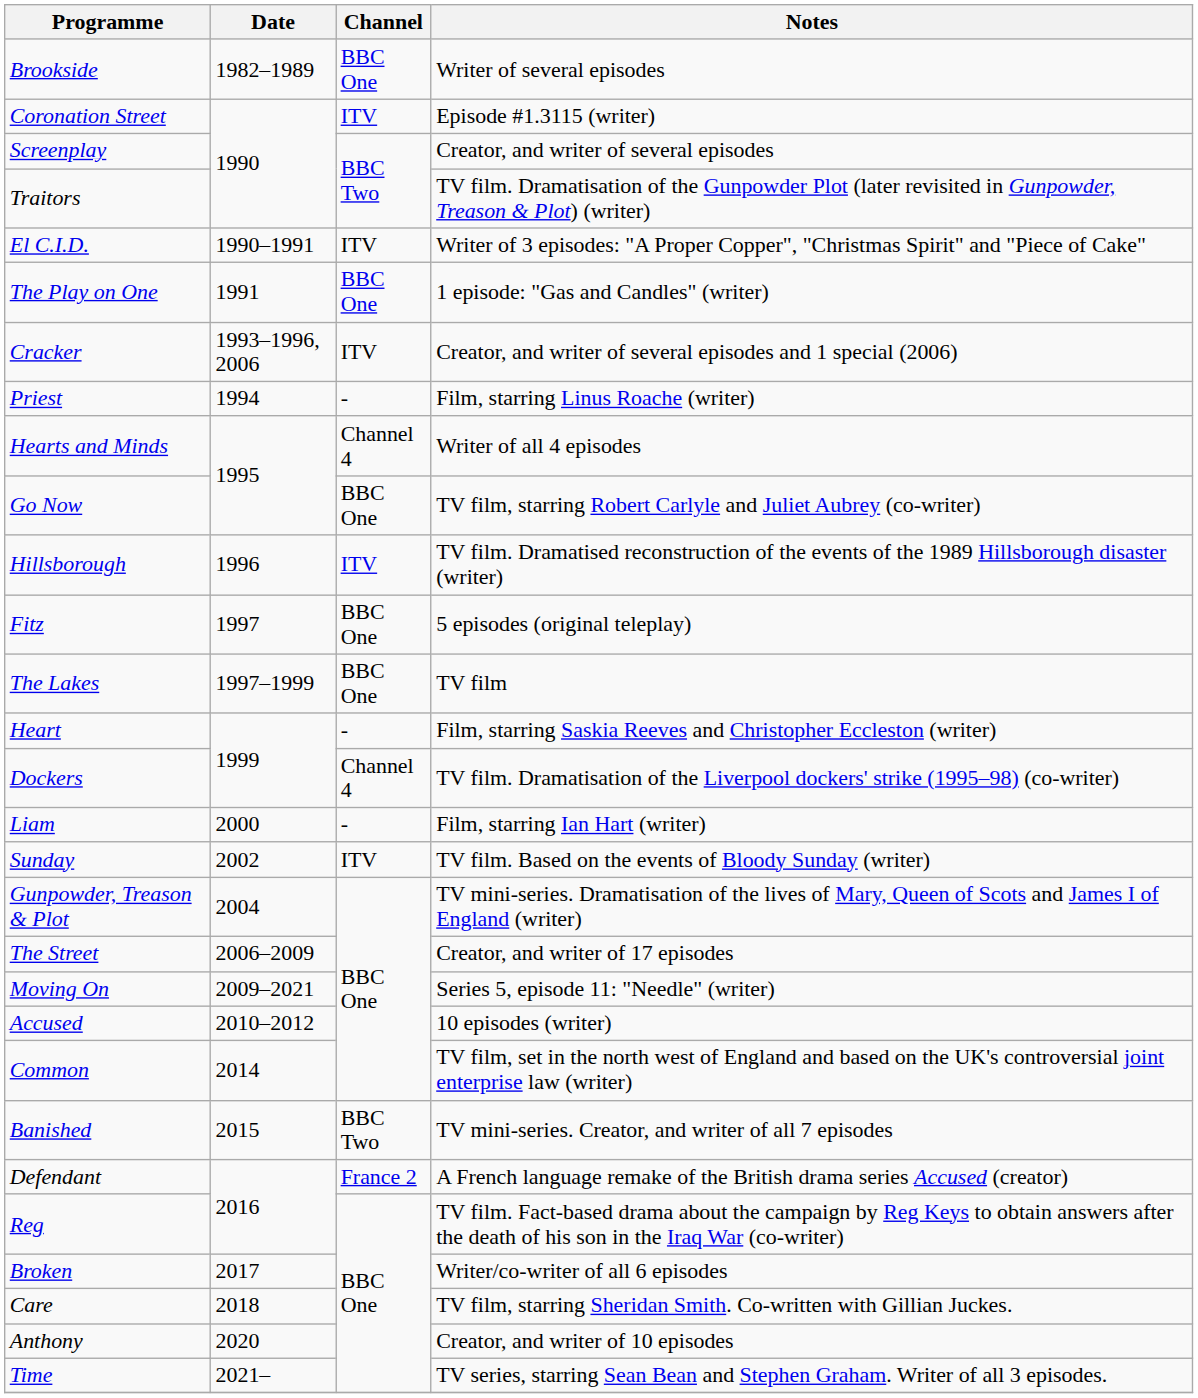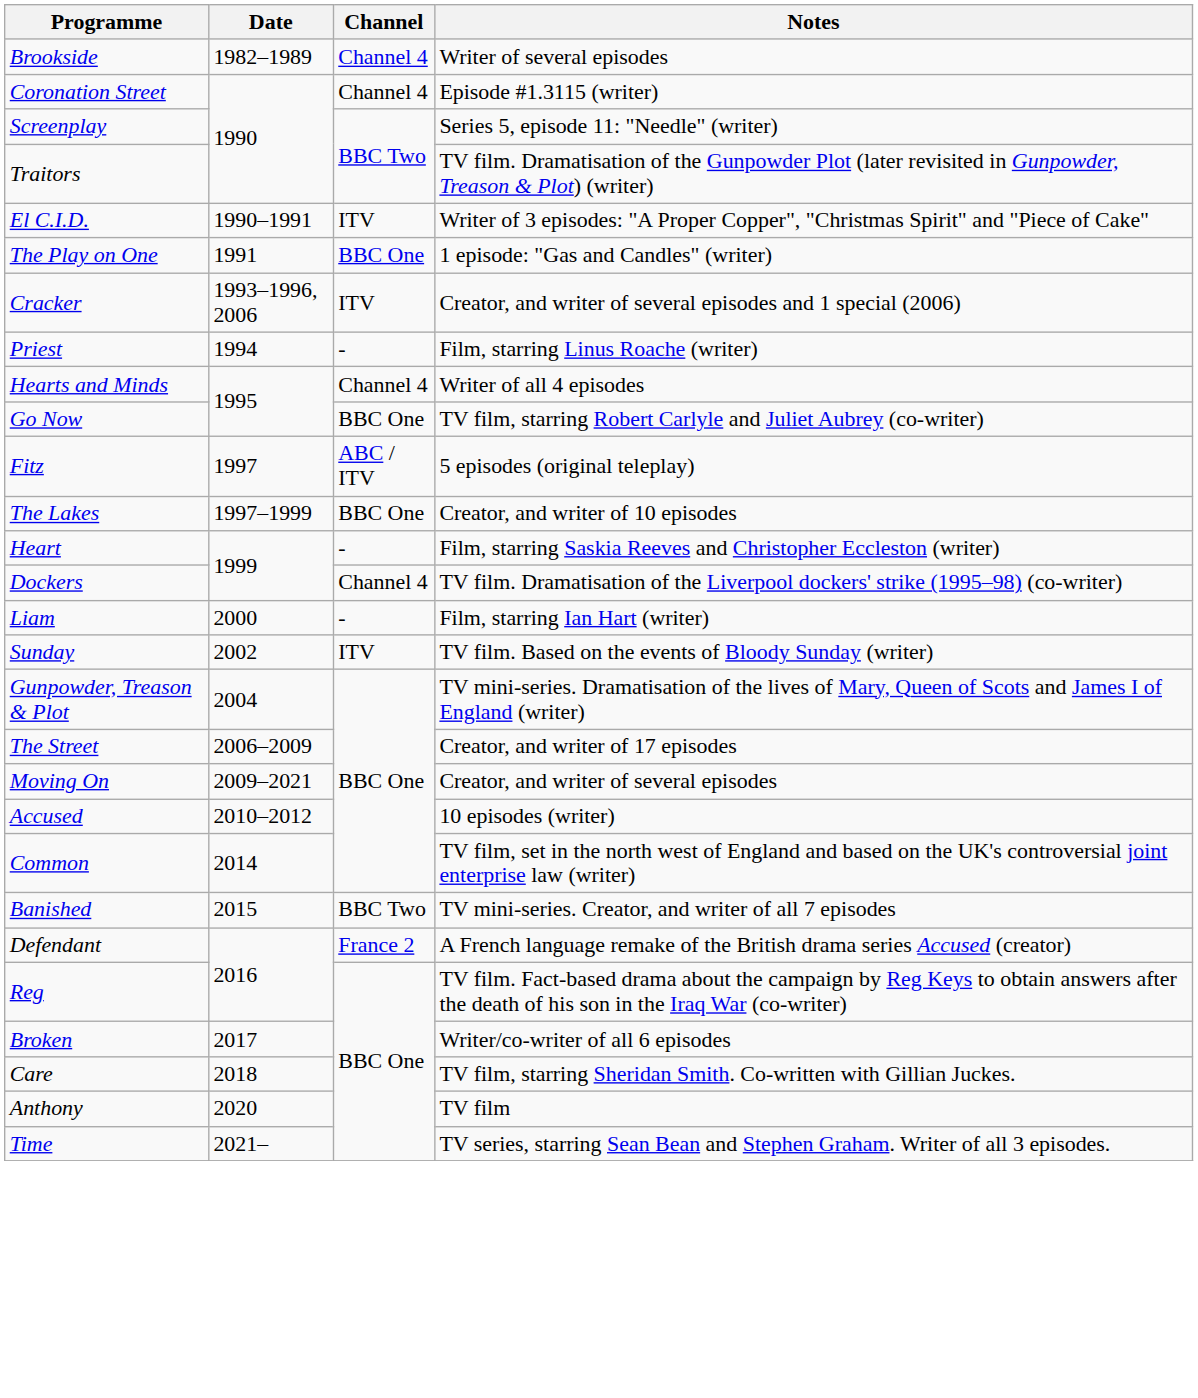(363, 68) BBC One -> (383, 56) Channel 4
(359, 116) ITV -> (383, 91) Channel 4
(605, 150) Creator, and writer of several episodes -> (609, 126) Series 5, episode 11: "Needle" (writer)
- row: (68, 564)
(363, 623) BBC One -> (367, 465) ABC / ITV
(472, 683) TV film -> (588, 513) Creator, and writer of 10 episodes
(605, 988) Series 5, episode 11: "Needle" (writer) -> (608, 781) Creator, and writer of several episodes
(585, 1340) Creator, and writer of 10 episodes -> (475, 1108) TV film
